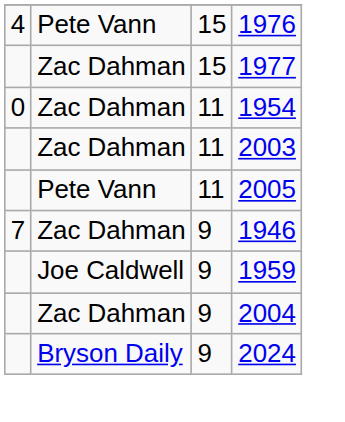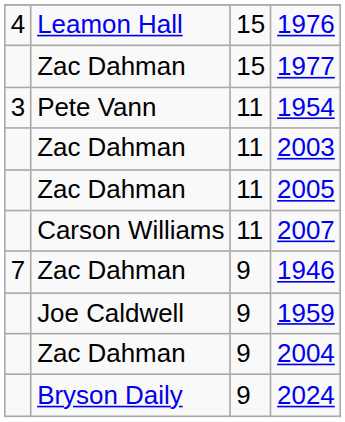(97, 25) Pete Vann -> (110, 25) Leamon Hall
(18, 107) 0 -> (18, 107) 3
(111, 107) Zac Dahman -> (97, 107) Pete Vann
(97, 189) Pete Vann -> (111, 189) Zac Dahman
+ row: (306, 230)
